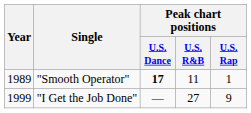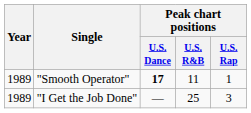(19, 98) 1999 -> (19, 98) 1989
(193, 98) 27 -> (193, 98) 25
(229, 98) 9 -> (229, 98) 3
